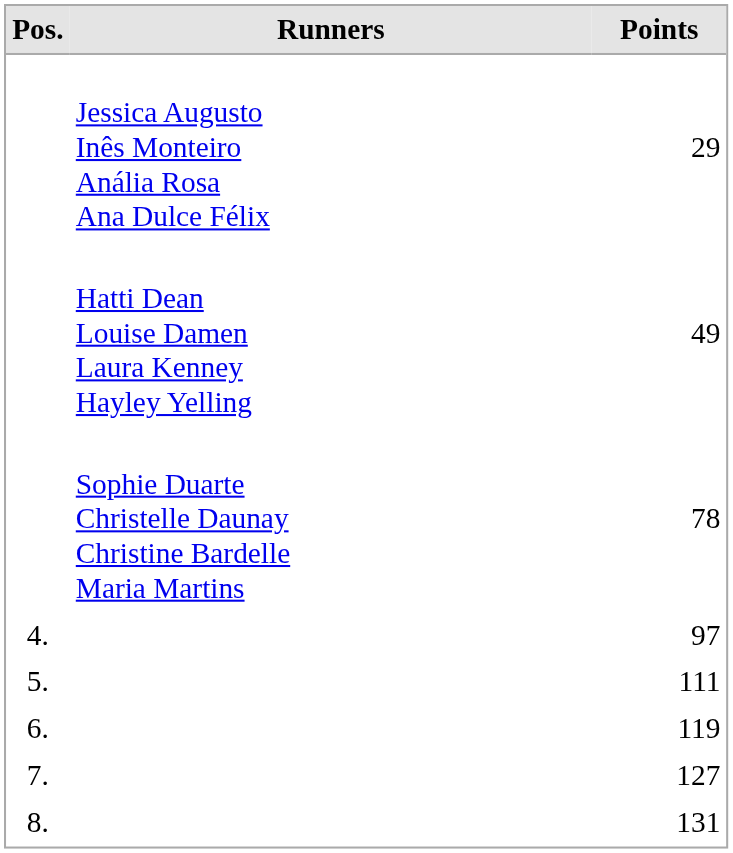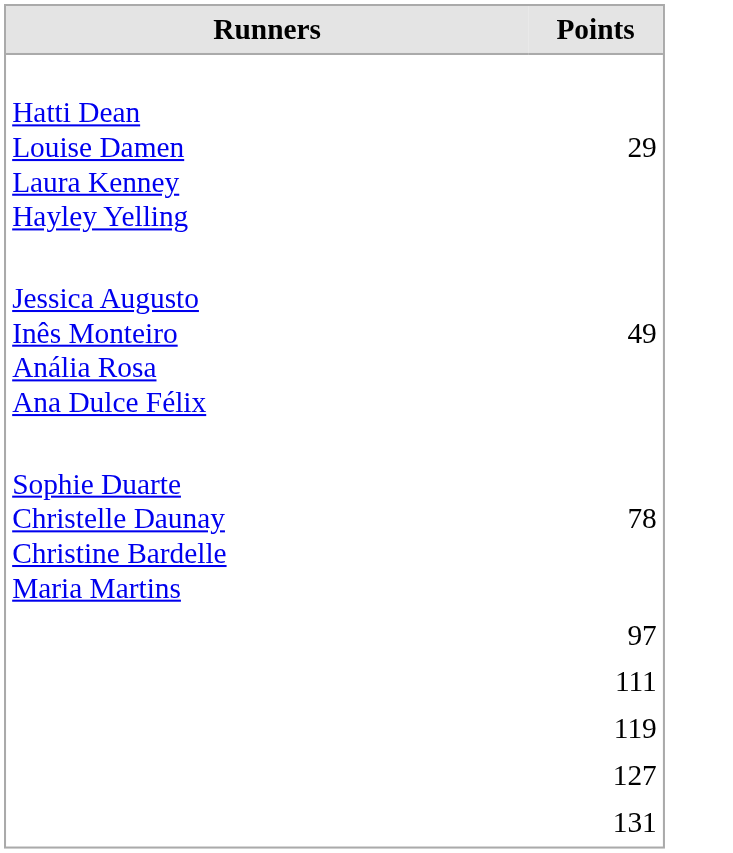- column: (38, 28)
(173, 164) Jessica Augusto Inês Monteiro Anália Rosa Ana Dulce Félix -> (100, 164) Hatti Dean Louise Damen Laura Kenney Hayley Yelling
(164, 350) Hatti Dean Louise Damen Laura Kenney Hayley Yelling -> (109, 350) Jessica Augusto Inês Monteiro Anália Rosa Ana Dulce Félix
